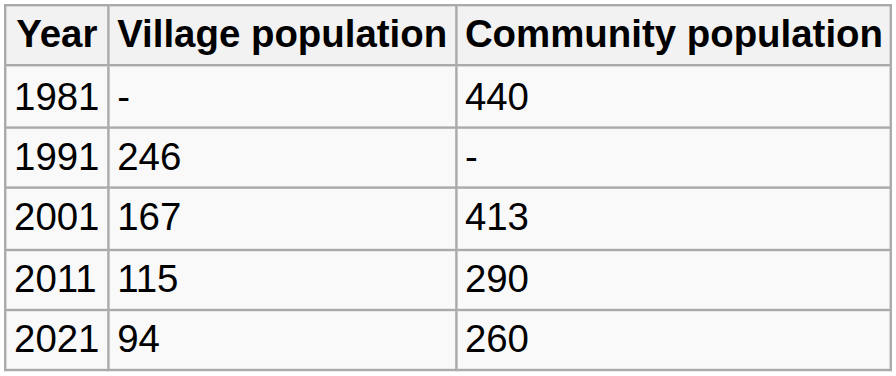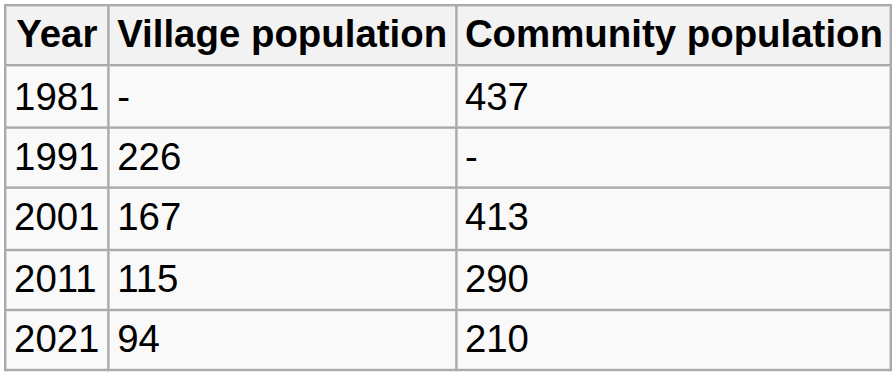(497, 95) 440 -> (497, 95) 437
(149, 156) 246 -> (149, 156) 226
(497, 339) 260 -> (497, 339) 210
